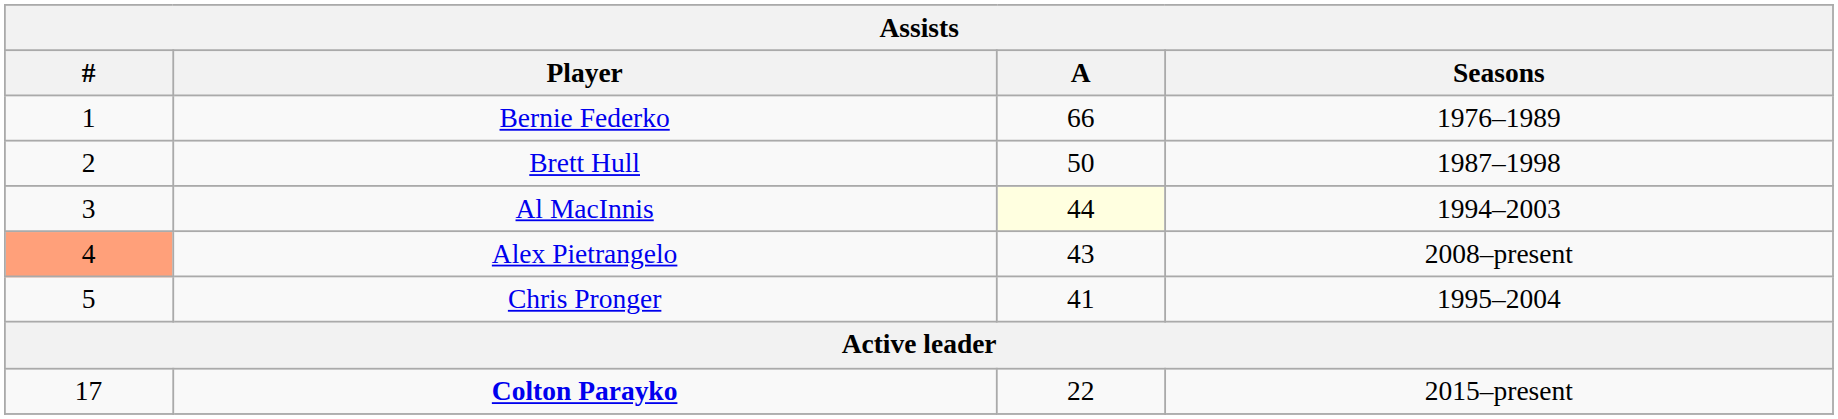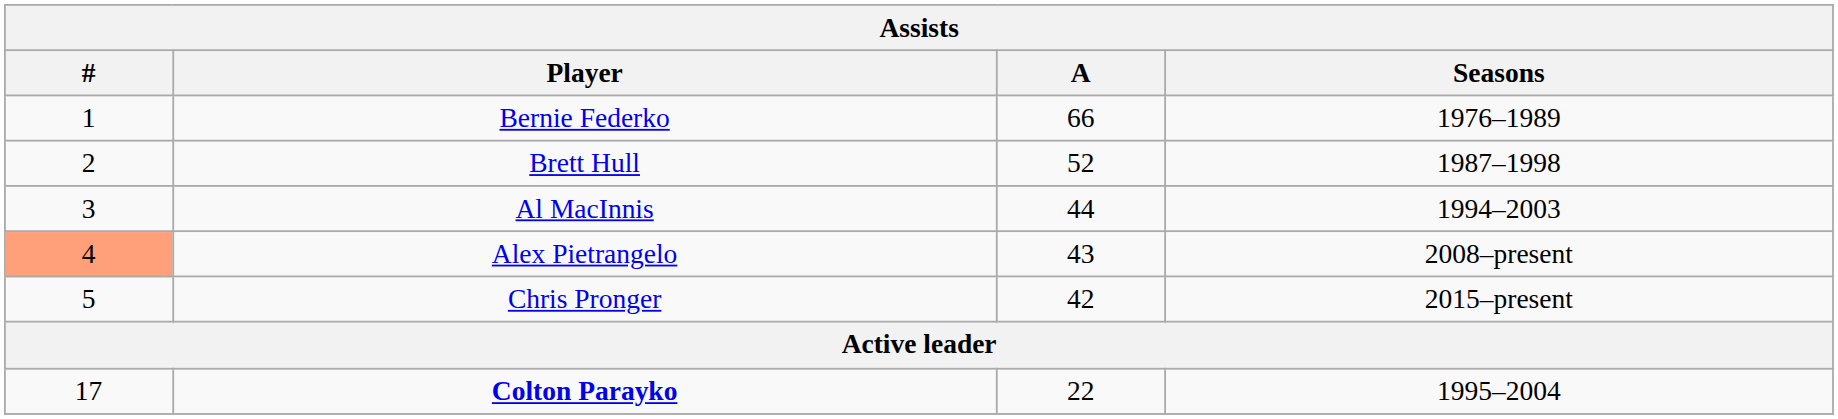(1081, 163) 50 -> (1081, 163) 52
(1081, 208) lightyellow background -> (1081, 208) no background
(1081, 299) 41 -> (1081, 299) 42
(1499, 299) 1995–2004 -> (1499, 299) 2015–present
(1499, 390) 2015–present -> (1499, 390) 1995–2004
